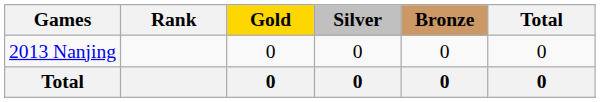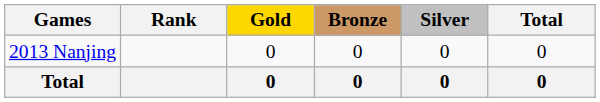columns swapped: (358, 19) <-> (445, 19)
